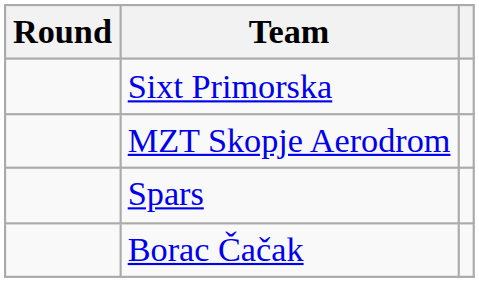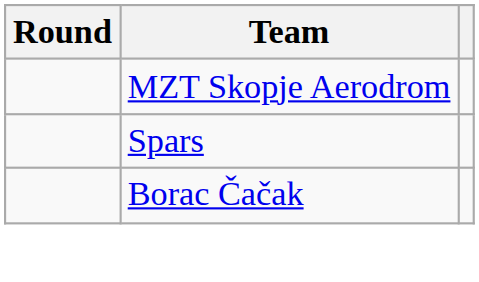- row: (230, 85)
